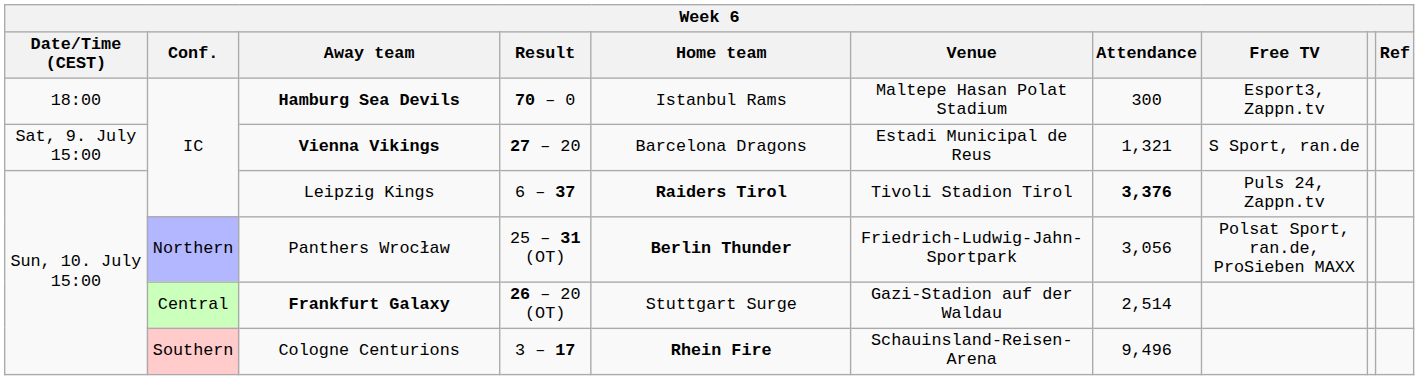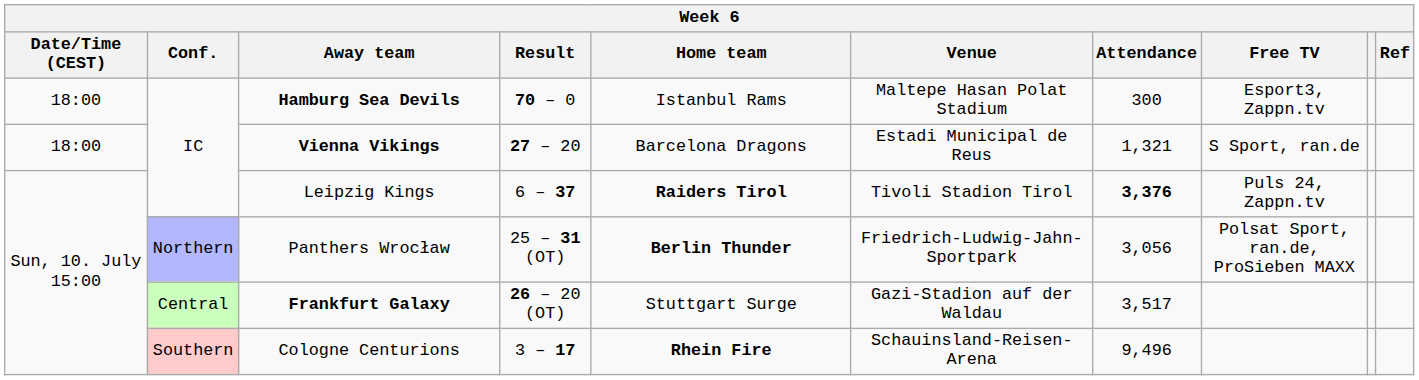(76, 148) Sat, 9. July 15:00 -> (76, 148) 18:00
(1147, 305) 2,514 -> (1147, 305) 3,517
